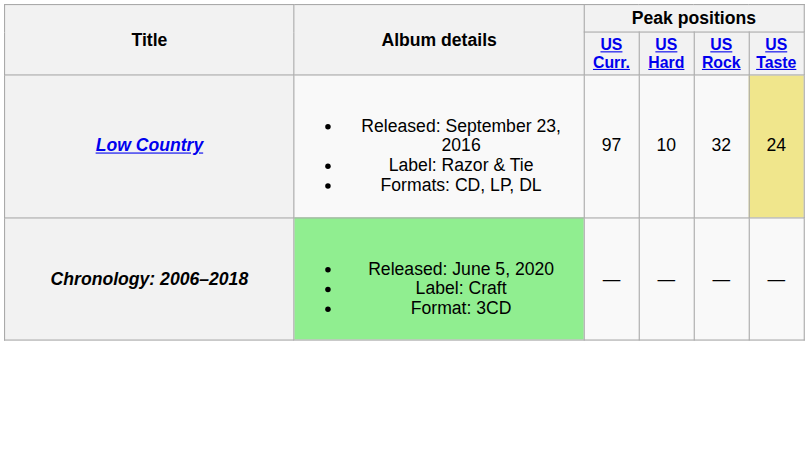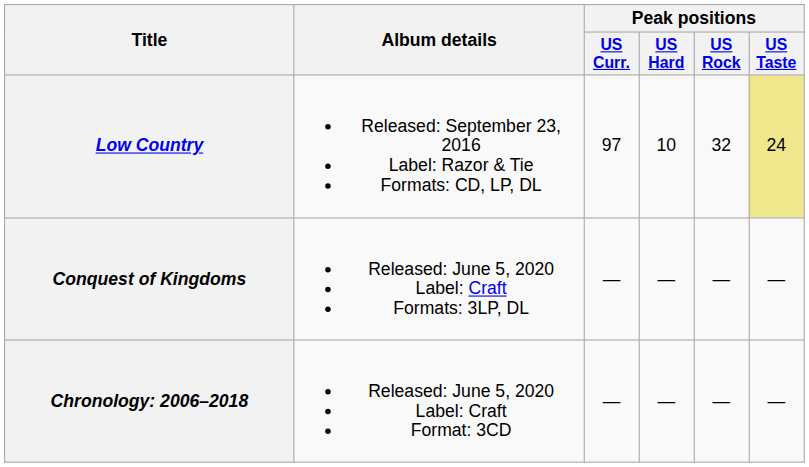+ row: (149, 278)
(439, 289) lightgreen background -> (439, 411) no background
